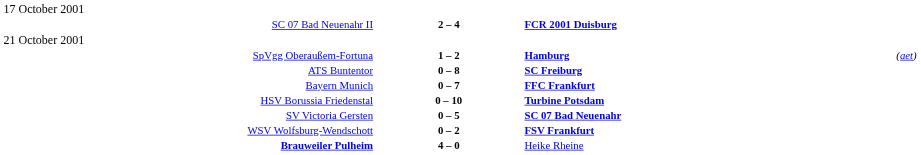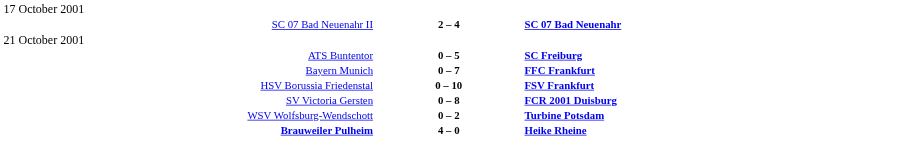(571, 24) FCR 2001 Duisburg -> (573, 24) SC 07 Bad Neuenahr
- row: (313, 55)
(449, 70) 0 – 8 -> (449, 55) 0 – 5
(564, 100) Turbine Potsdam -> (559, 85) FSV Frankfurt
(449, 115) 0 – 5 -> (449, 100) 0 – 8
(573, 115) SC 07 Bad Neuenahr -> (571, 100) FCR 2001 Duisburg
(559, 130) FSV Frankfurt -> (564, 115) Turbine Potsdam
(554, 145) normal -> (556, 130) bold
